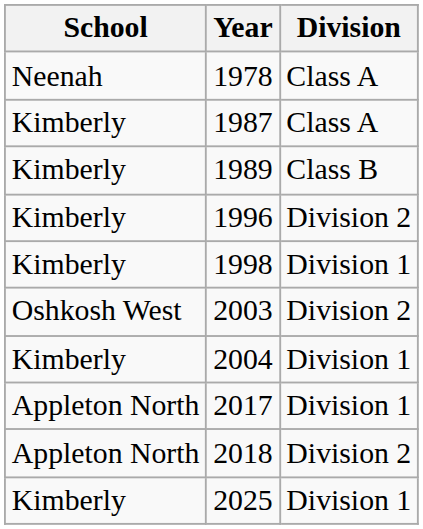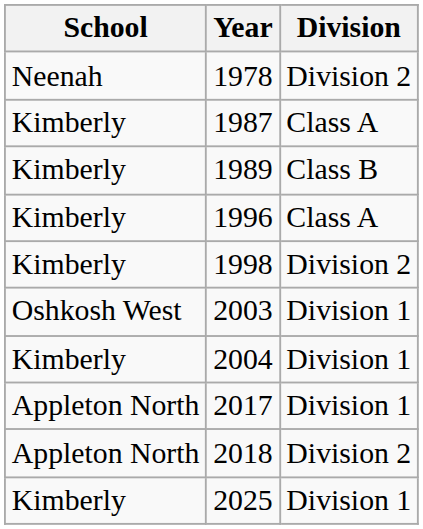(332, 75) Class A -> (349, 75) Division 2
(349, 216) Division 2 -> (332, 216) Class A
(349, 264) Division 1 -> (349, 264) Division 2
(349, 311) Division 2 -> (349, 311) Division 1
